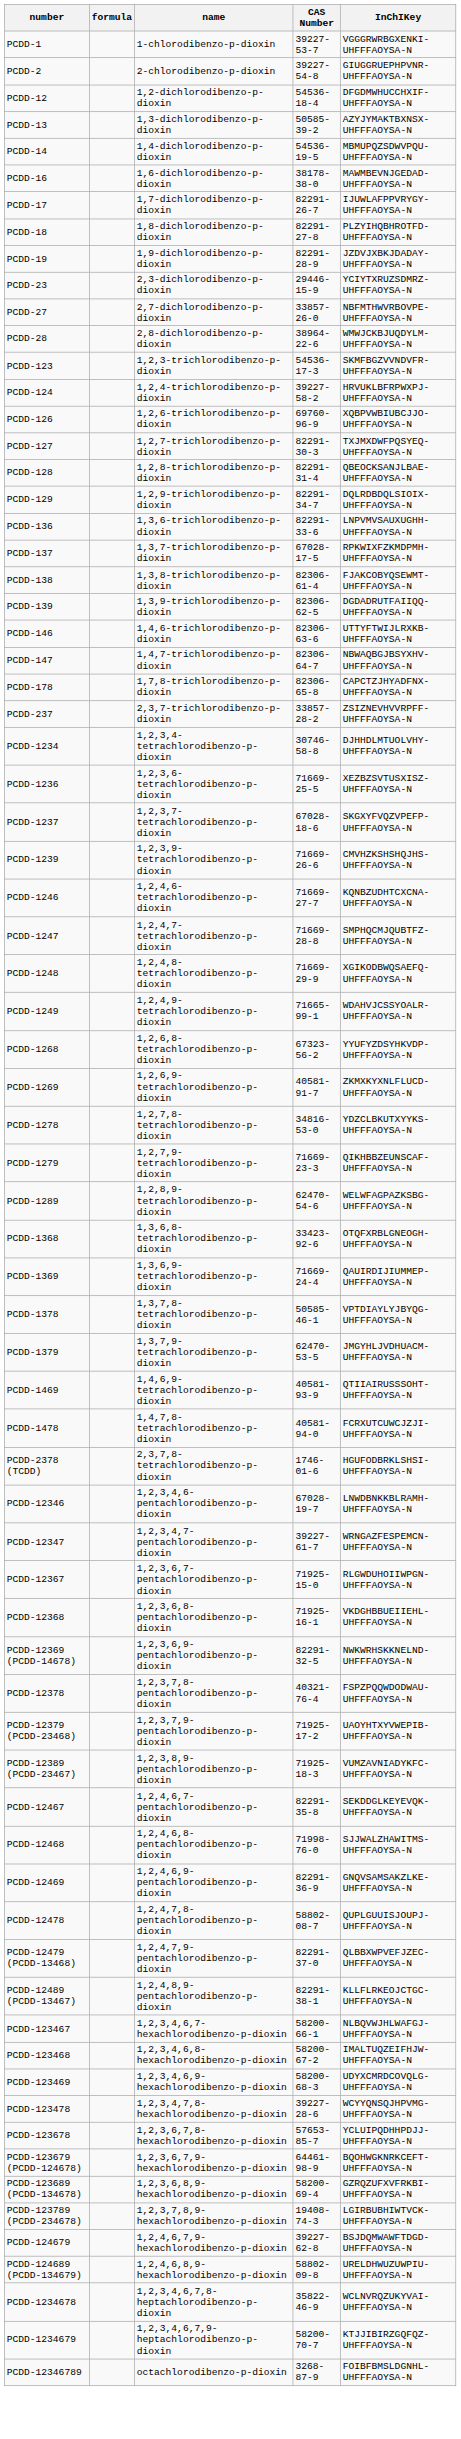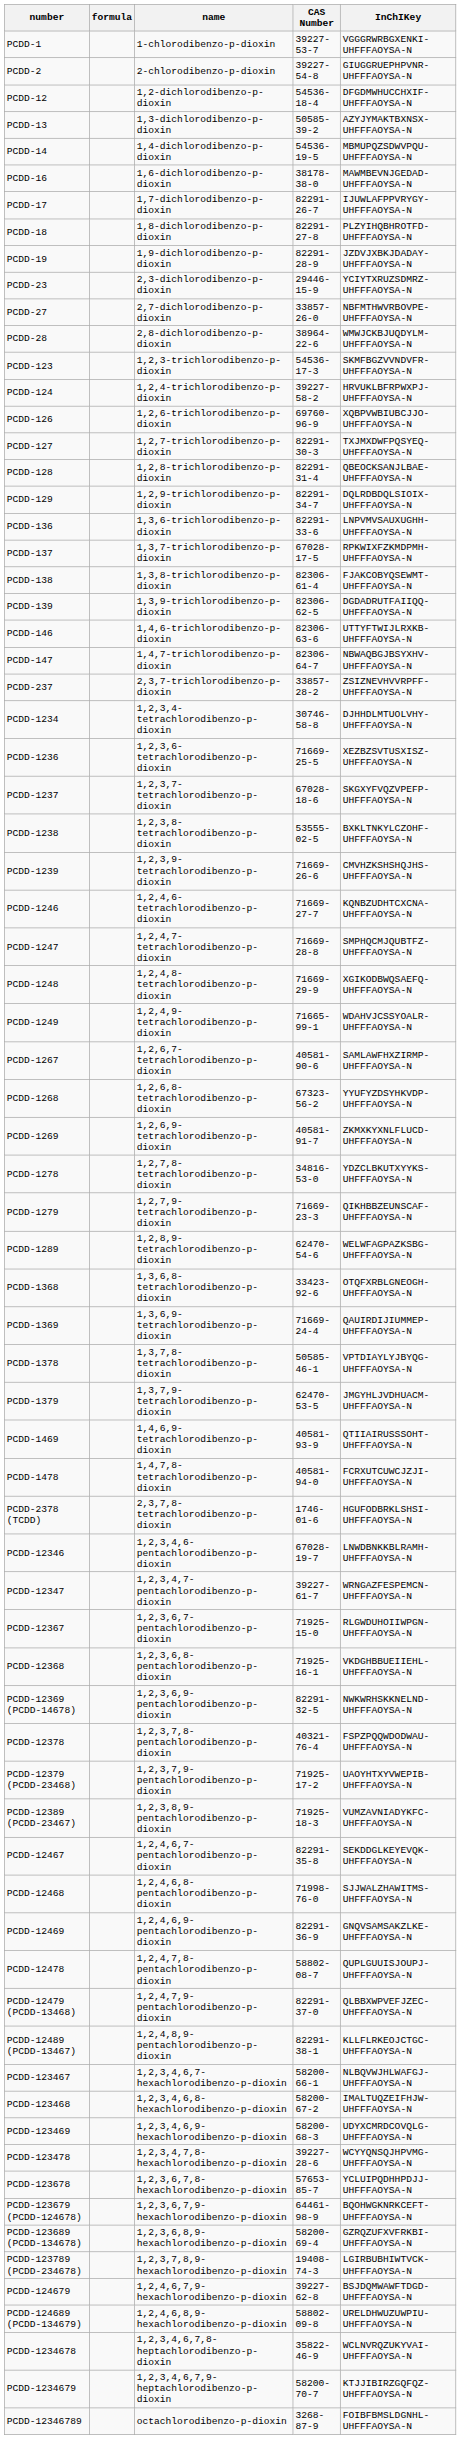- row: (30, 687)
+ row: (33, 833)
+ row: (33, 1060)
